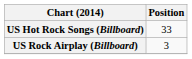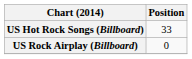(166, 45) 3 -> (166, 45) 0
